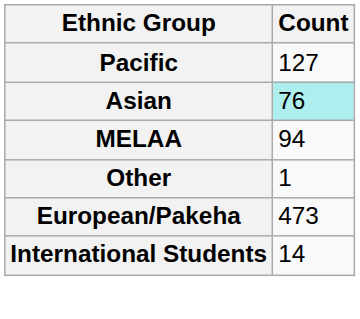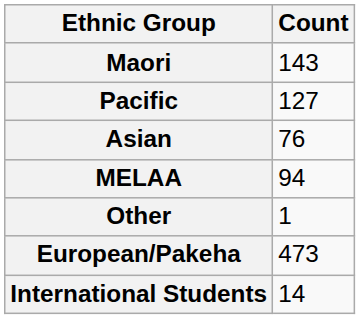+ row: (139, 62)
(292, 100) paleturquoise background -> (292, 139) no background
